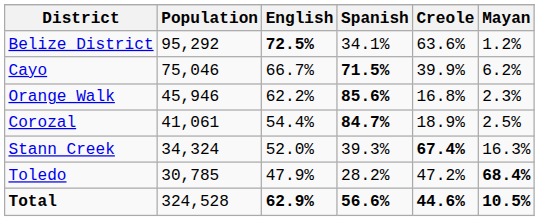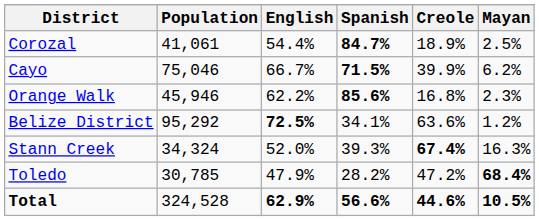rows swapped: (81, 44) <-> (42, 123)
